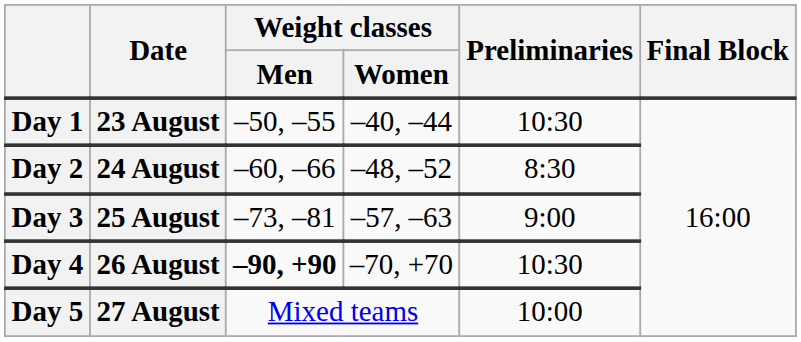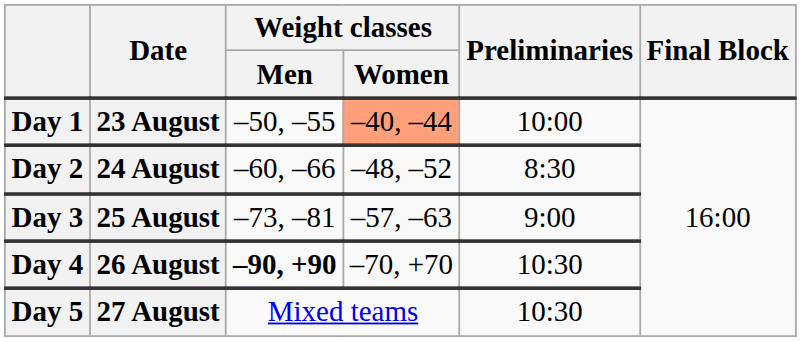(401, 121) no background -> (401, 121) lightsalmon background
(550, 121) 10:30 -> (550, 121) 10:00
(550, 312) 10:00 -> (550, 312) 10:30
